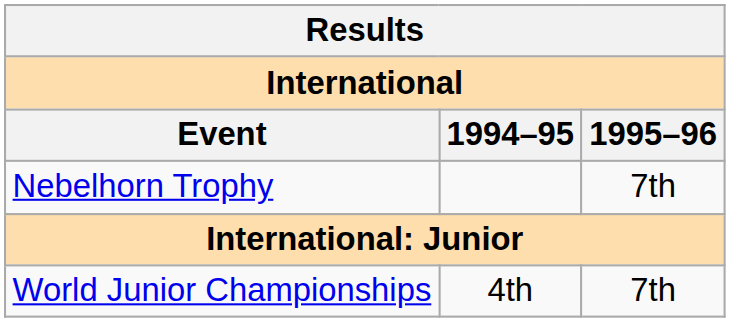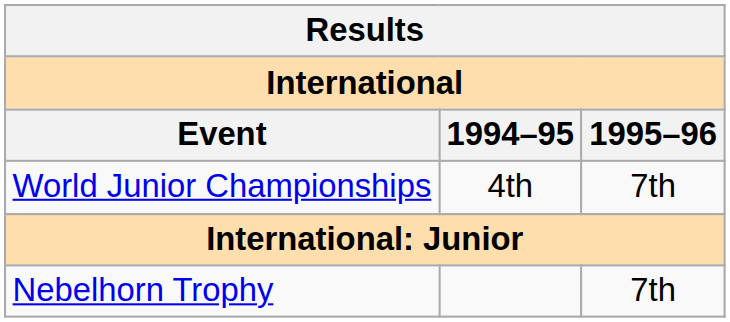rows swapped: (143, 186) <-> (222, 290)
